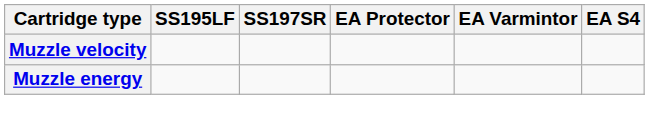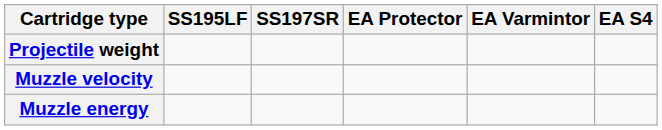+ row: (84, 49)
